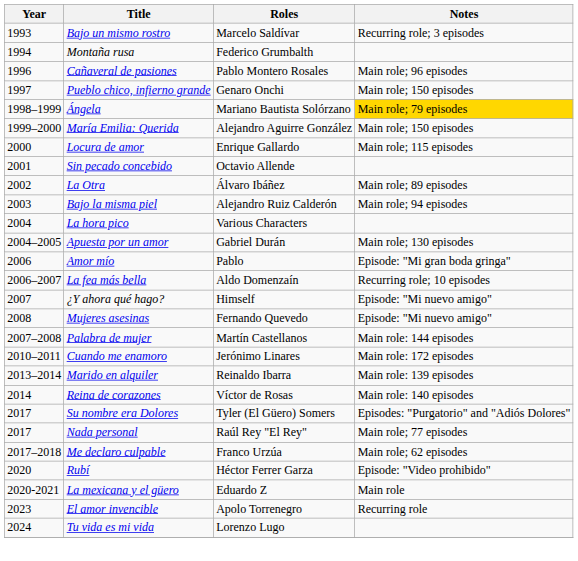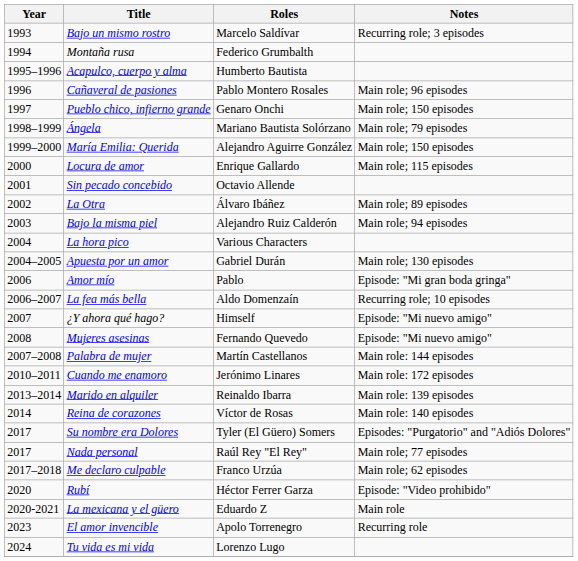+ row: (127, 71)
(412, 109) gold background -> (412, 128) no background
